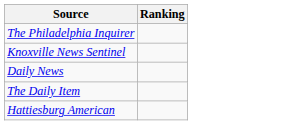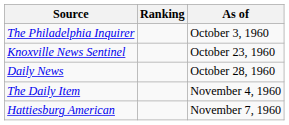+ column: (236, 14)
